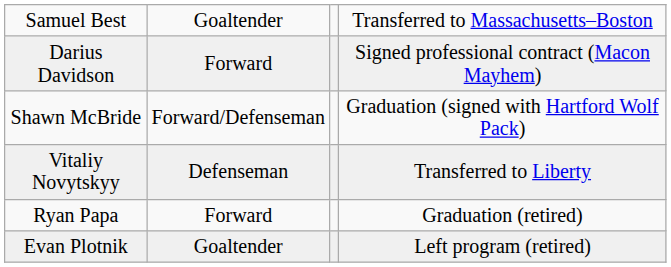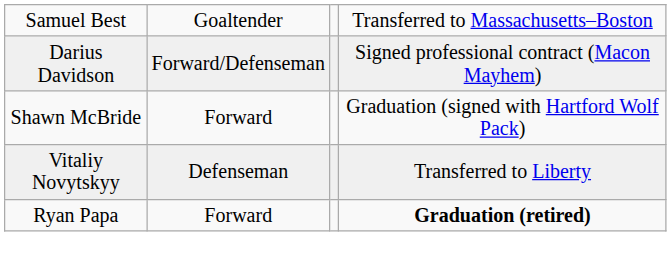(238, 63) Forward -> (238, 63) Forward/Defenseman
(238, 117) Forward/Defenseman -> (238, 117) Forward
(503, 214) normal -> (503, 214) bold
- row: (76, 246)
